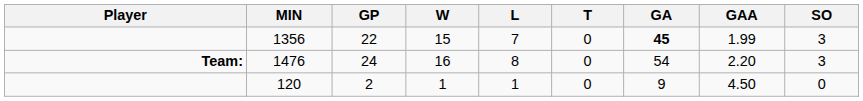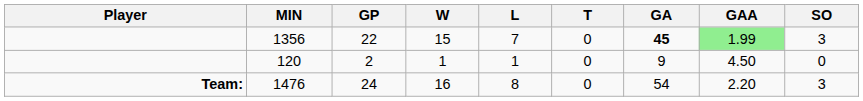(742, 38) no background -> (742, 38) lightgreen background
rows swapped: (289, 84) <-> (289, 61)
